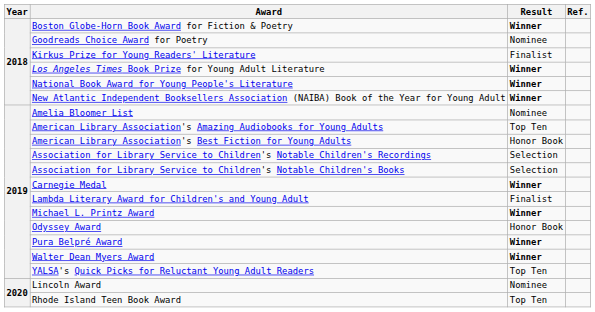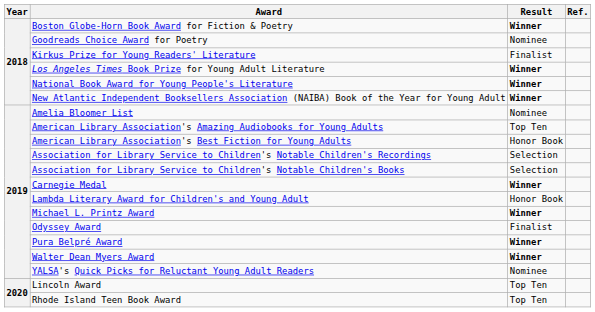(531, 199) Finalist -> (536, 199) Honor Book
(536, 228) Honor Book -> (531, 228) Finalist
(528, 271) Top Ten -> (528, 271) Nominee
(528, 285) Nominee -> (528, 285) Top Ten
